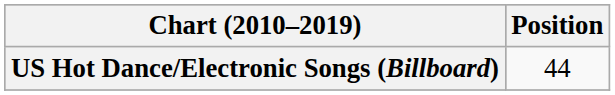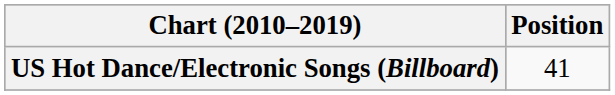(557, 68) 44 -> (557, 68) 41
